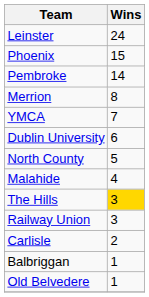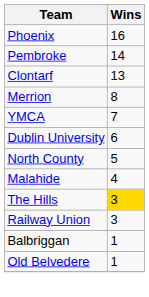- row: (30, 35)
(118, 55) 15 -> (118, 35) 16
+ row: (30, 76)
- row: (29, 240)
